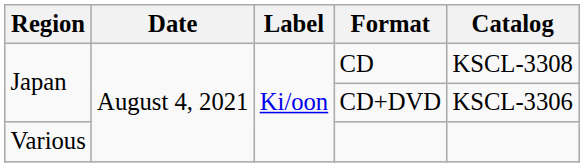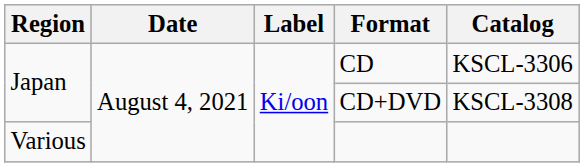(513, 63) KSCL-3308 -> (513, 63) KSCL-3306
(513, 102) KSCL-3306 -> (513, 102) KSCL-3308
